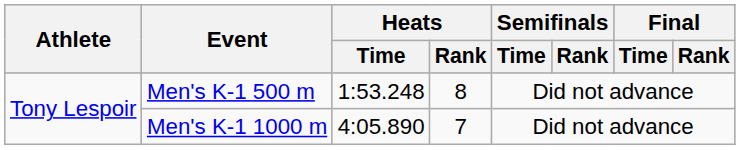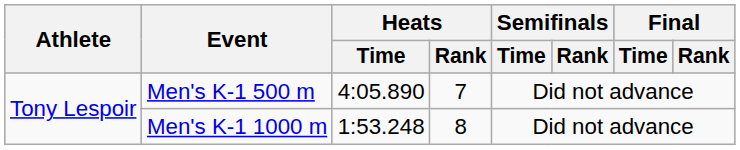(381, 91) 1:53.248 -> (381, 91) 4:05.890
(461, 91) 8 -> (461, 91) 7
(381, 127) 4:05.890 -> (381, 127) 1:53.248
(461, 127) 7 -> (461, 127) 8
